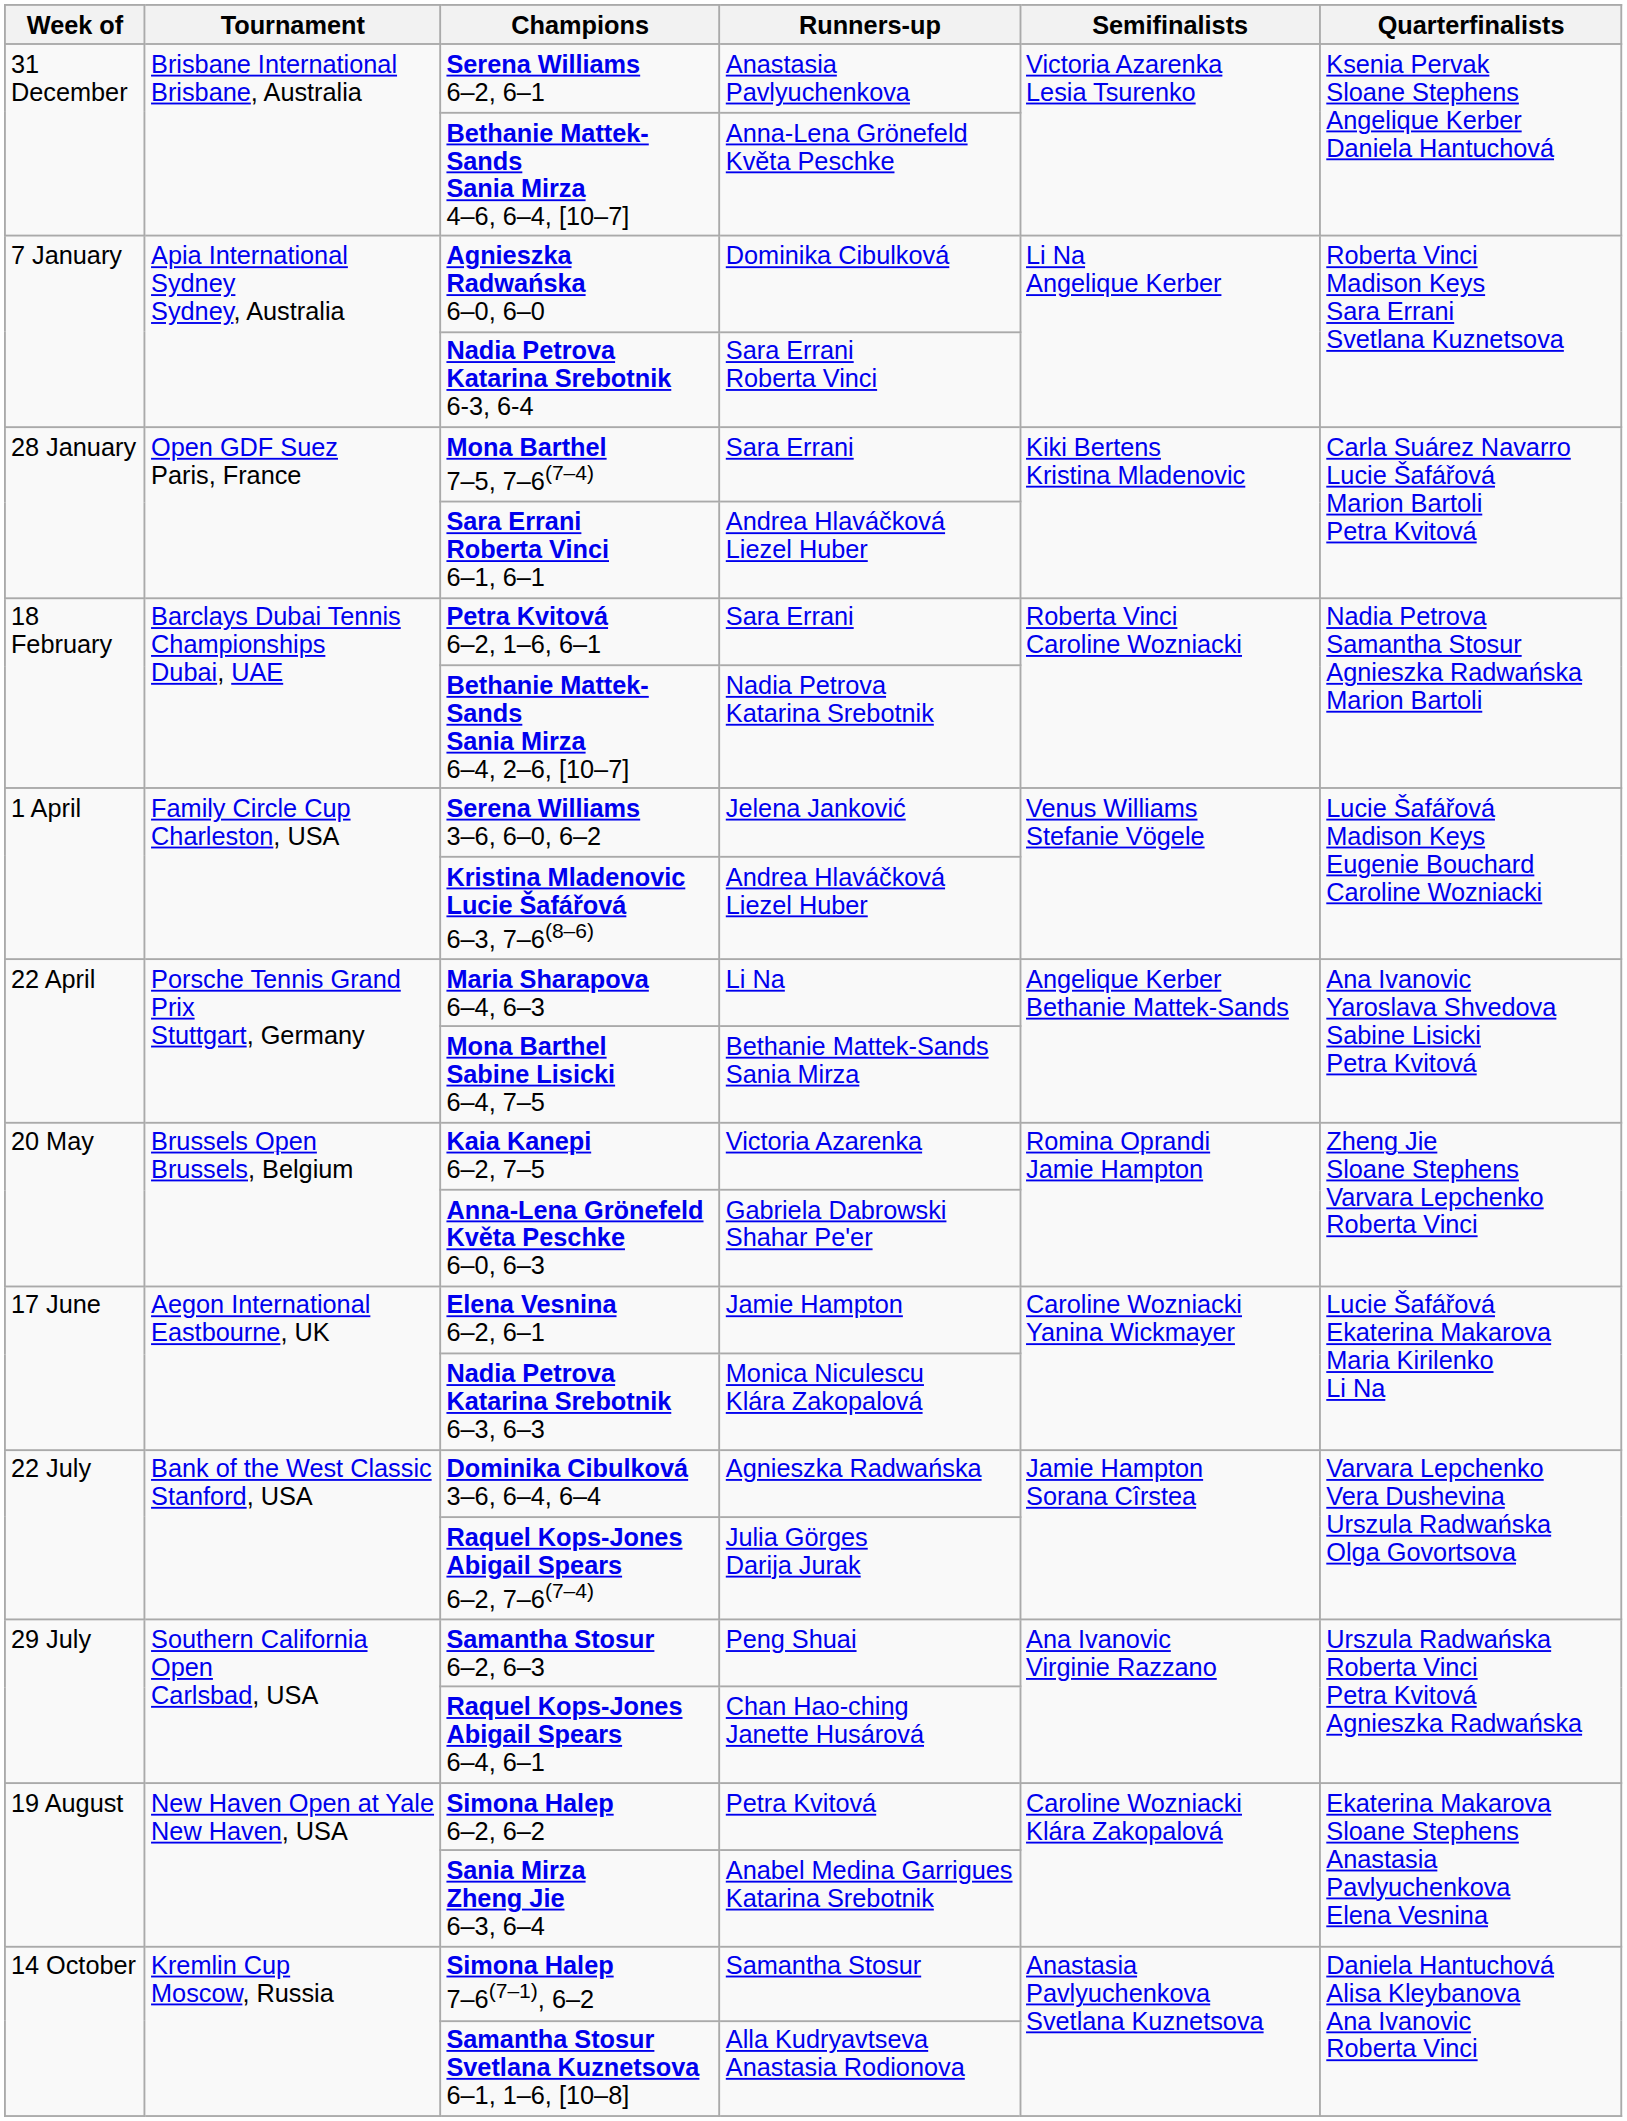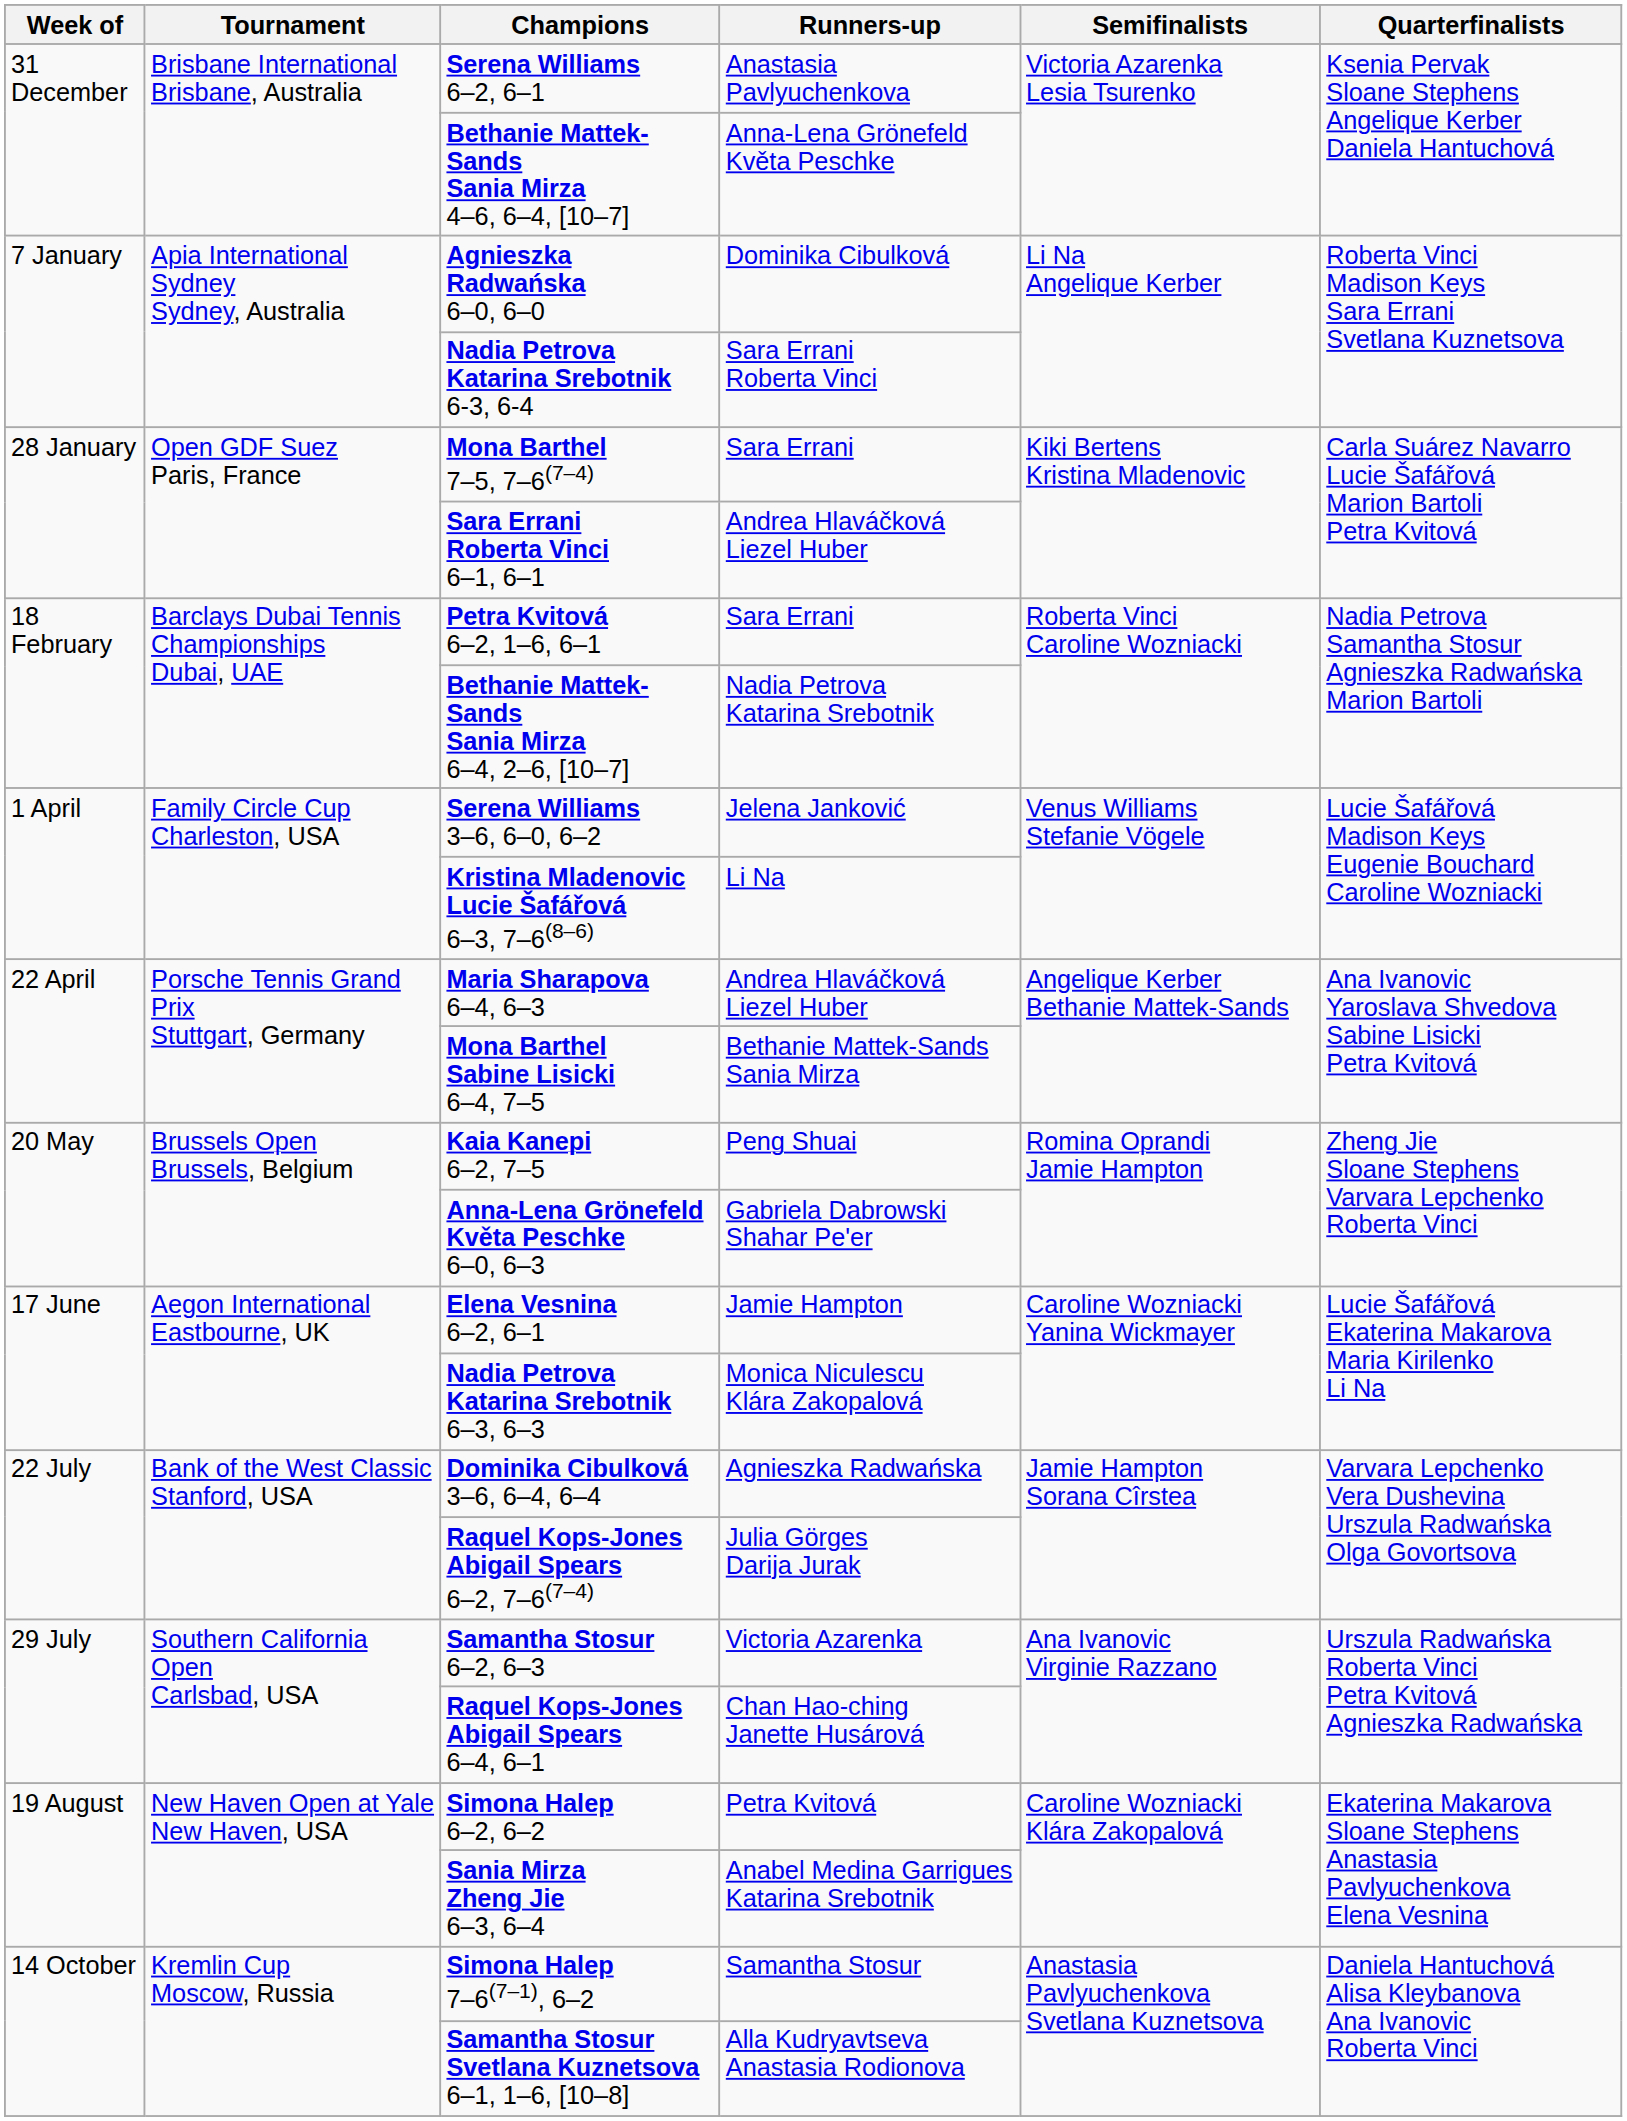(835, 890) Andrea Hlaváčková Liezel Huber -> (755, 876) Li Na
(755, 978) Li Na -> (835, 992) Andrea Hlaváčková Liezel Huber
(824, 1142) Victoria Azarenka -> (791, 1142) Peng Shuai
(791, 1639) Peng Shuai -> (824, 1639) Victoria Azarenka
